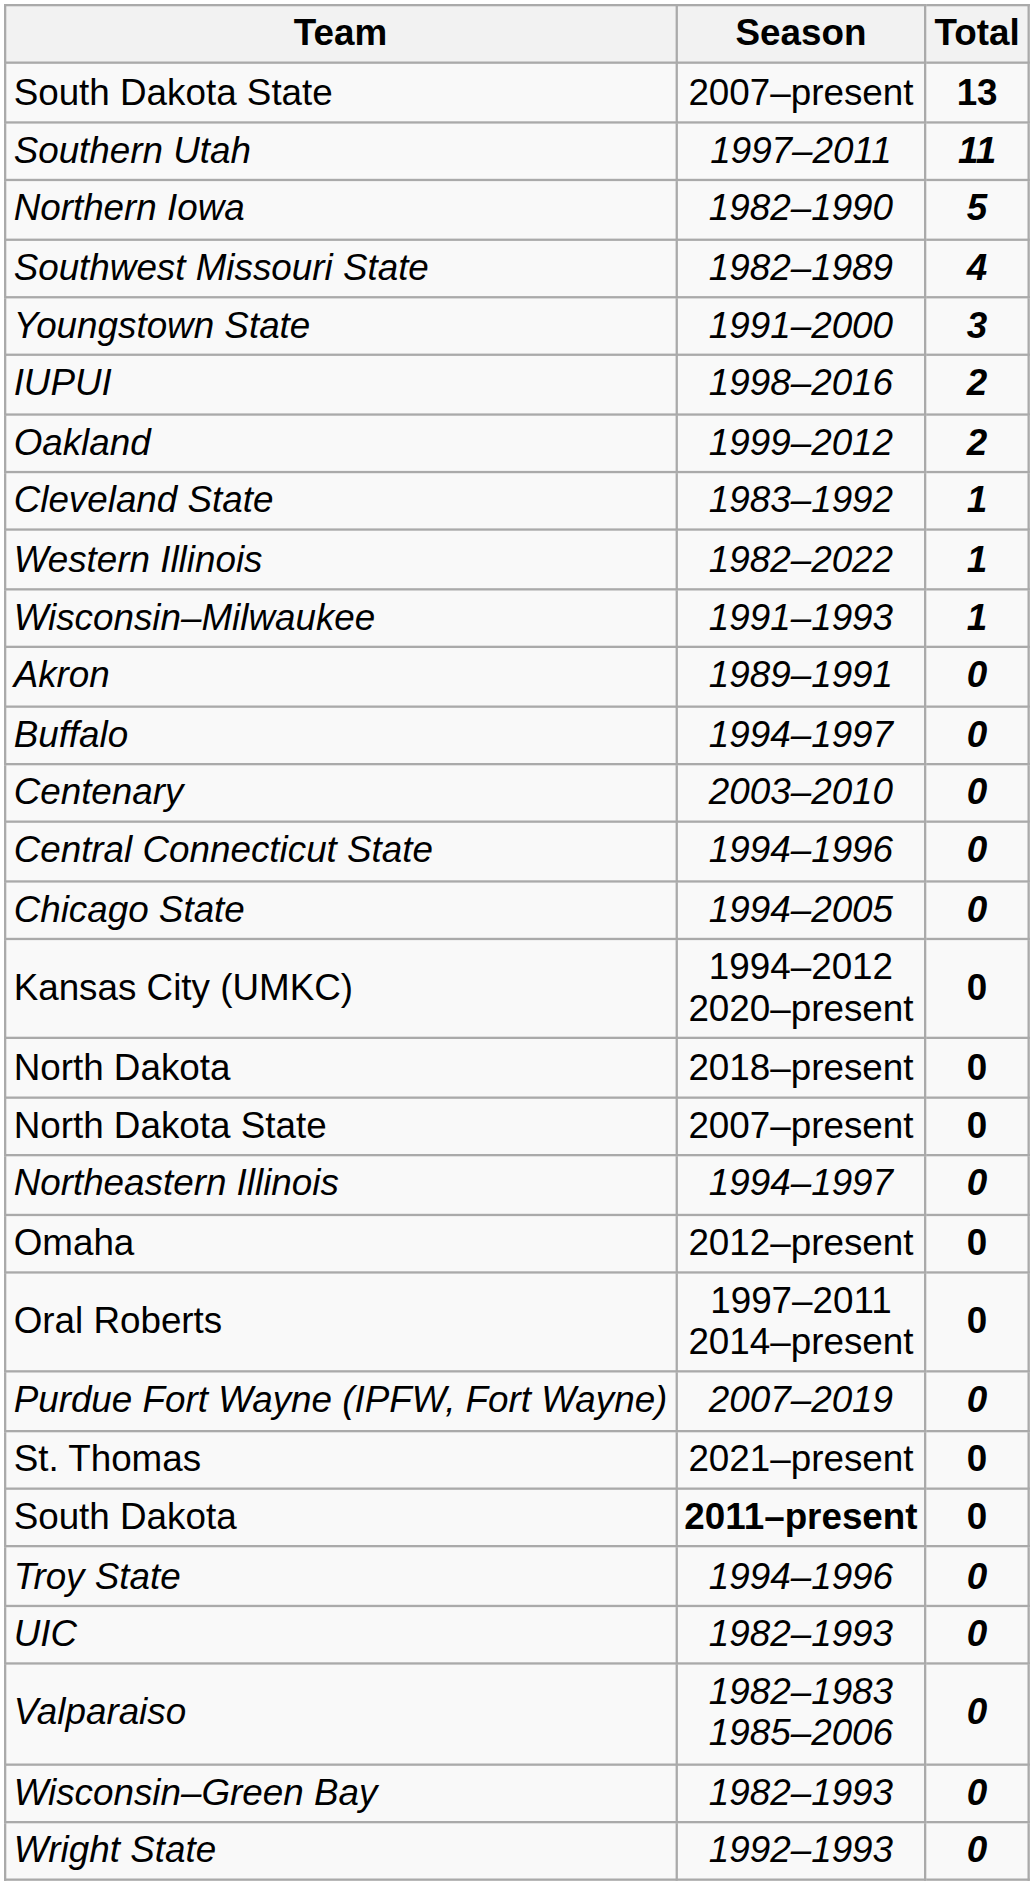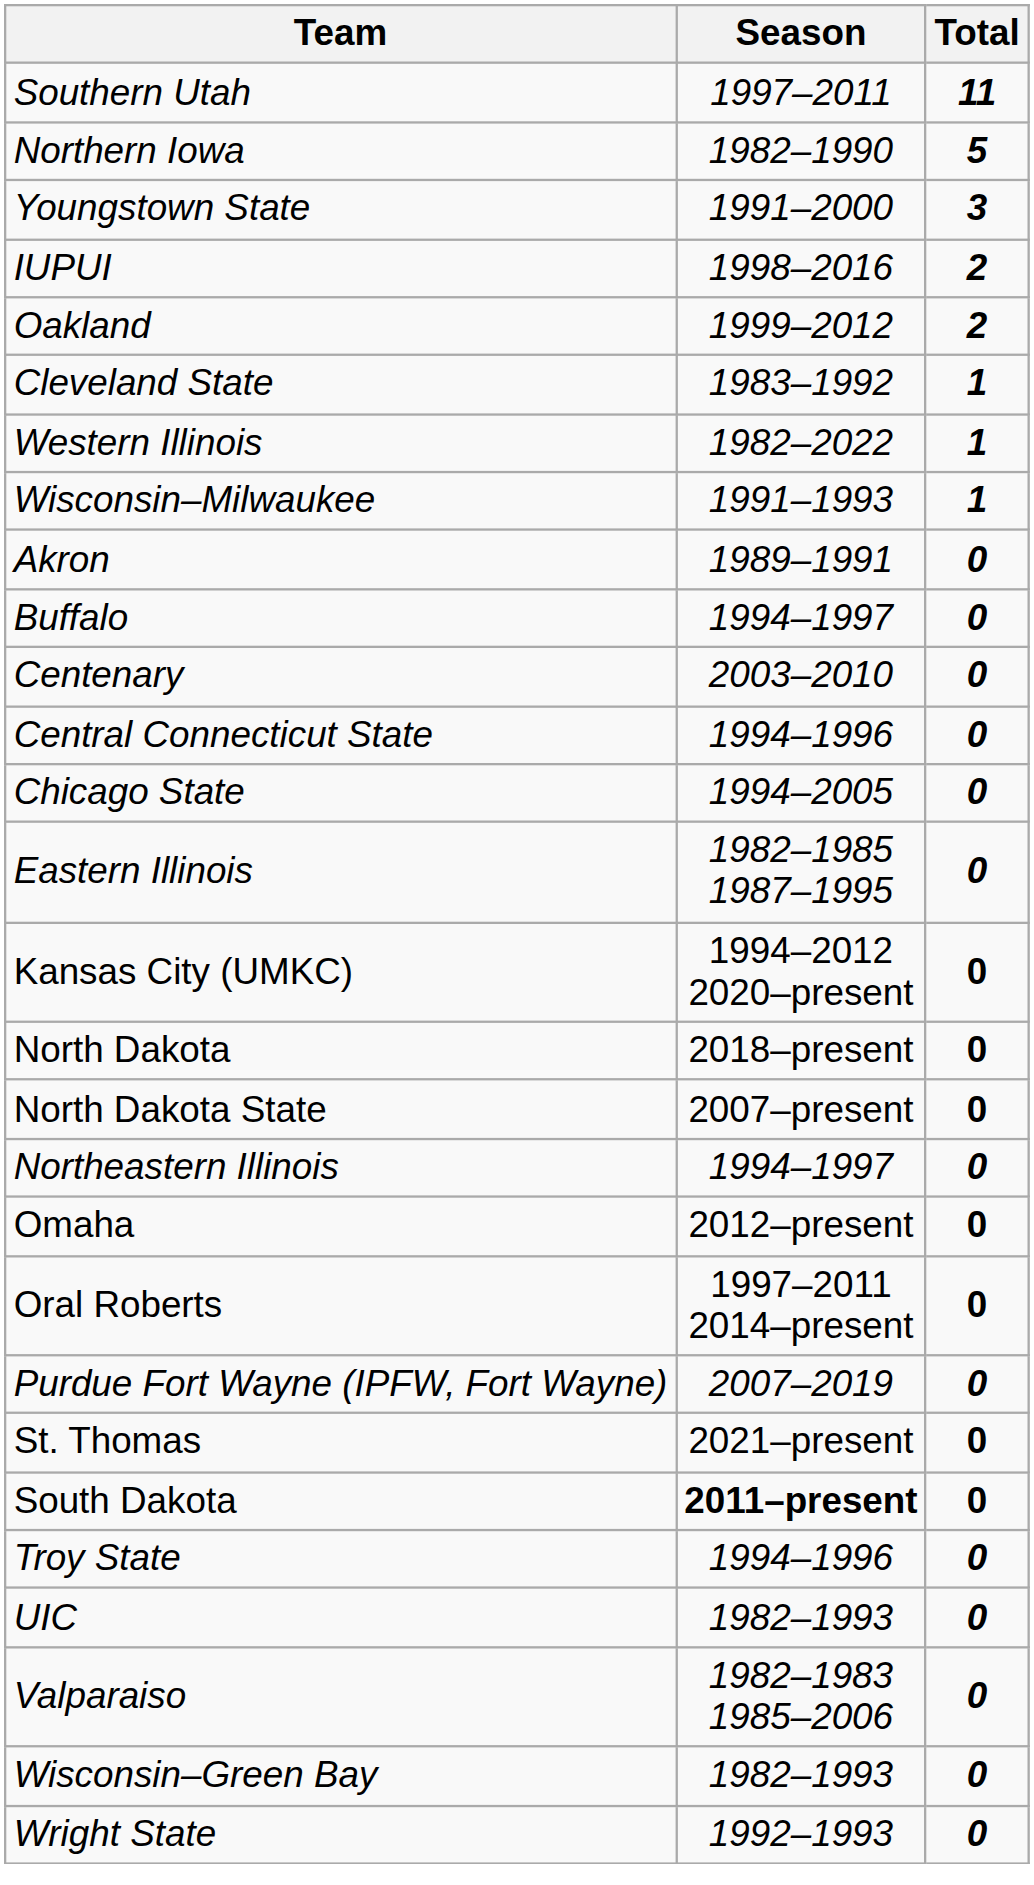- row: (173, 92)
- row: (221, 267)
+ row: (133, 871)
